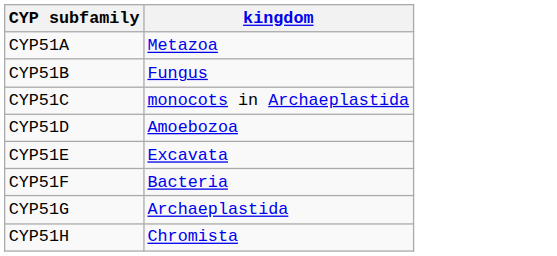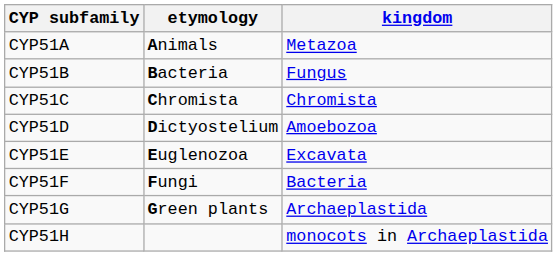+ column: (213, 18)
(278, 100) monocots in Archaeplastida -> (332, 100) Chromista
(193, 237) Chromista -> (417, 237) monocots in Archaeplastida
